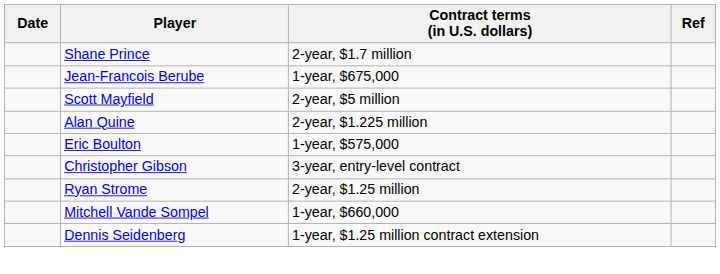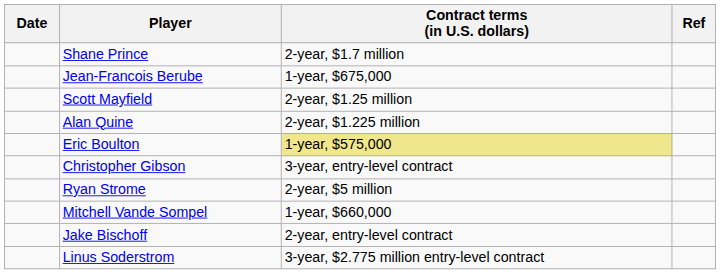(346, 99) 2-year, $5 million -> (348, 99) 2-year, $1.25 million
(346, 144) no background -> (338, 144) khaki background
(356, 189) 2-year, $1.25 million -> (338, 189) 2-year, $5 million
+ row: (105, 235)
- row: (125, 235)
+ row: (118, 257)
